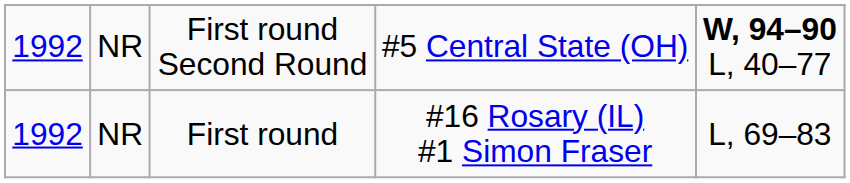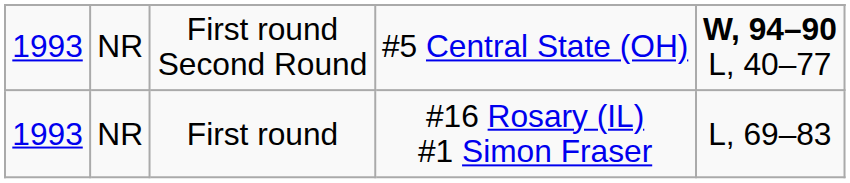(48, 47) 1992 -> (48, 47) 1993
(48, 133) 1992 -> (48, 133) 1993
